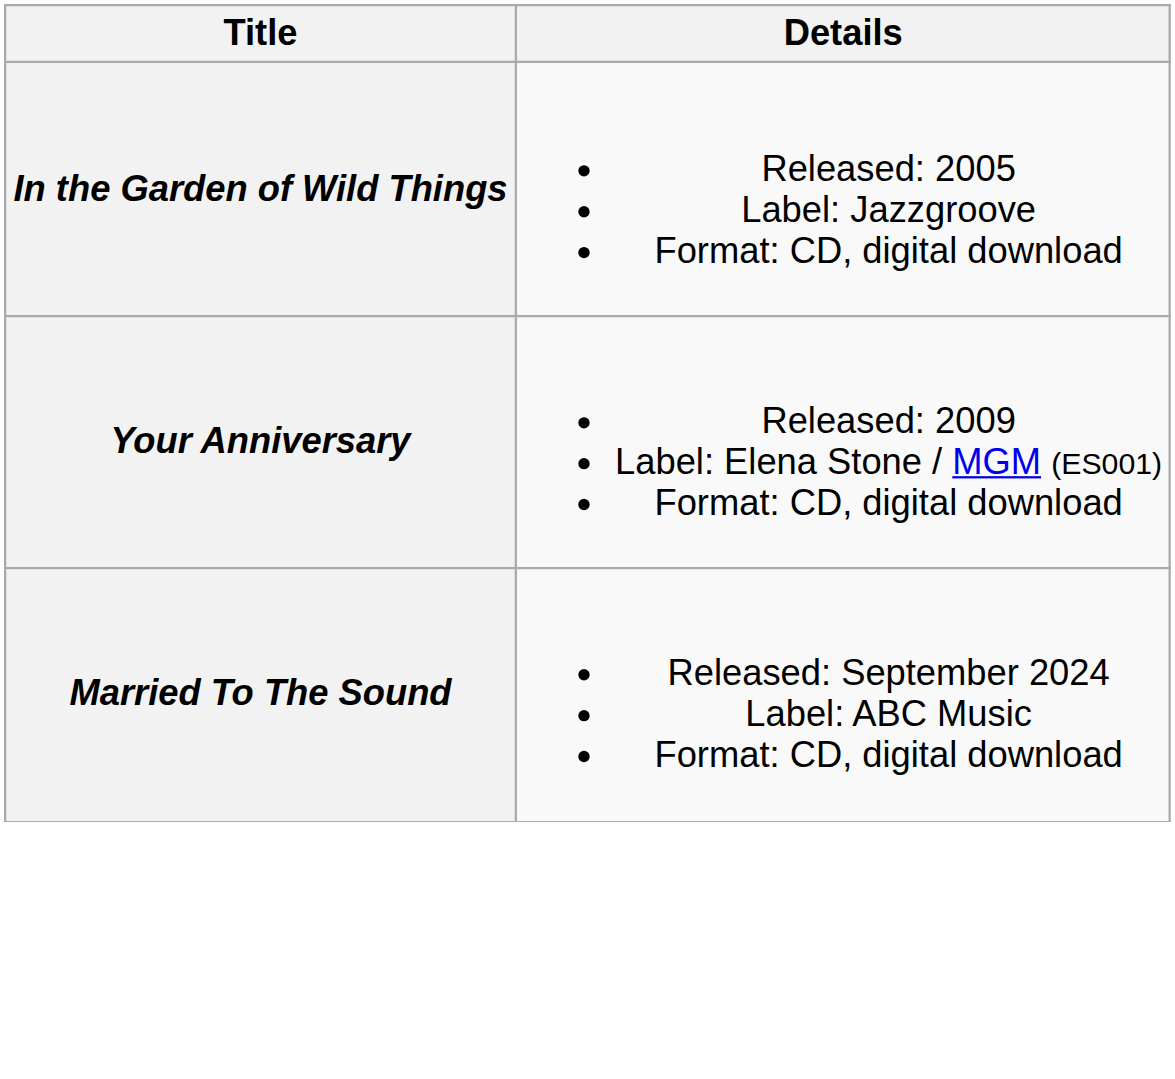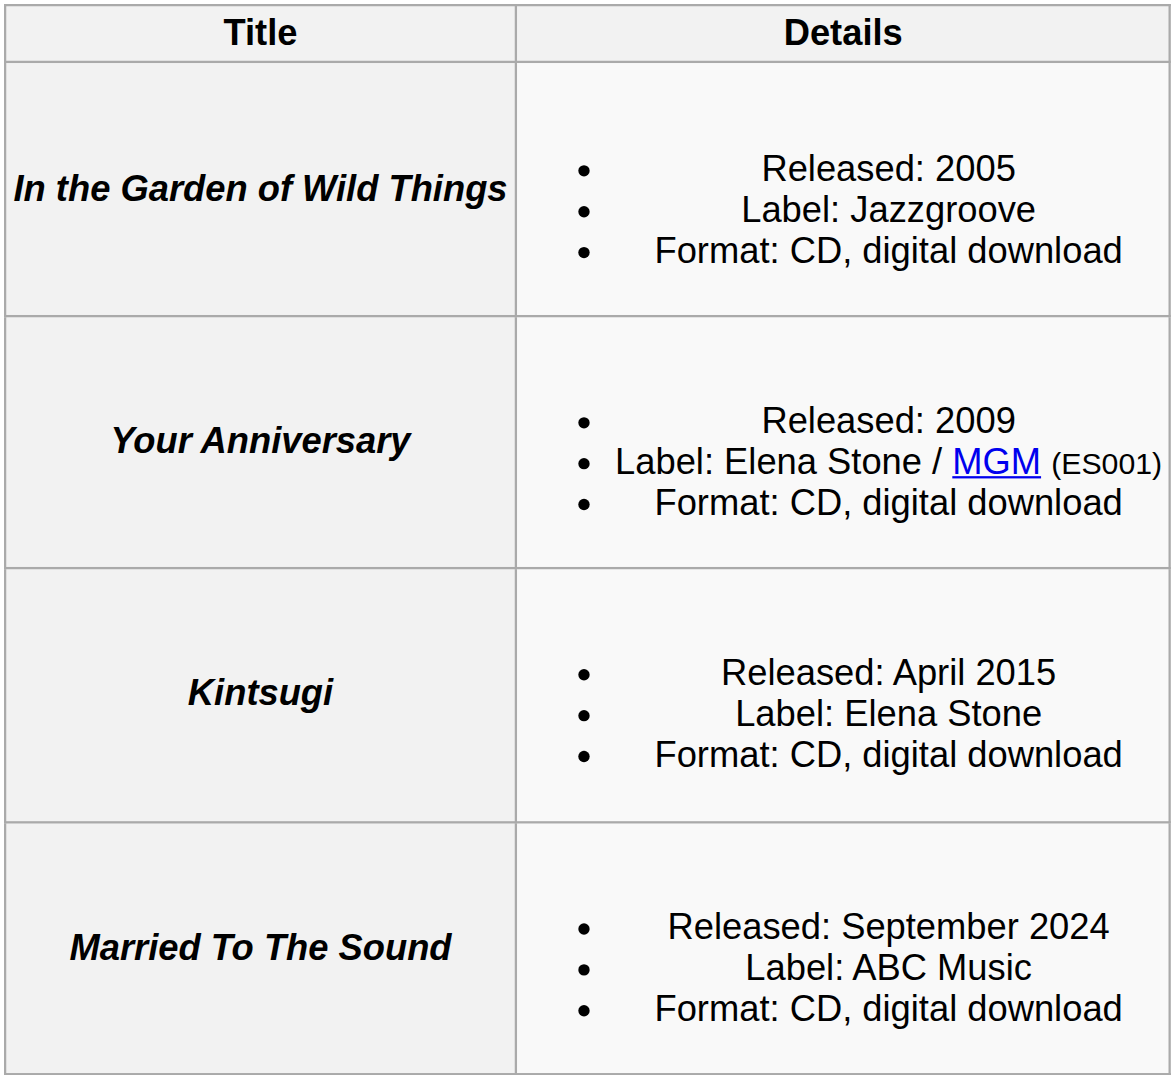+ row: (261, 694)
